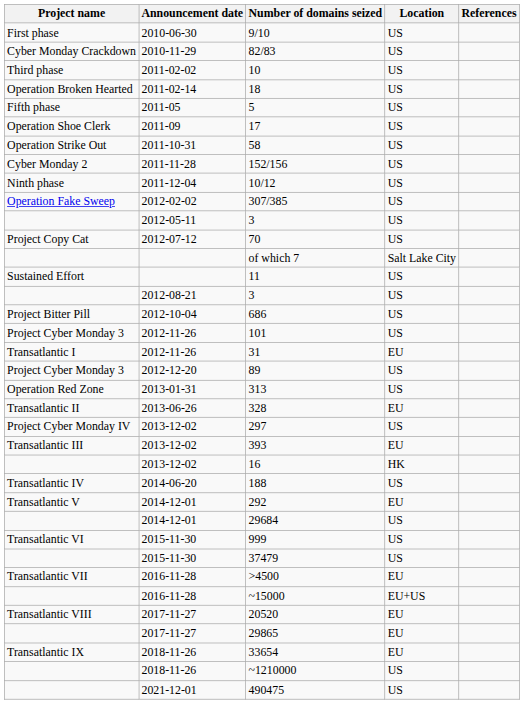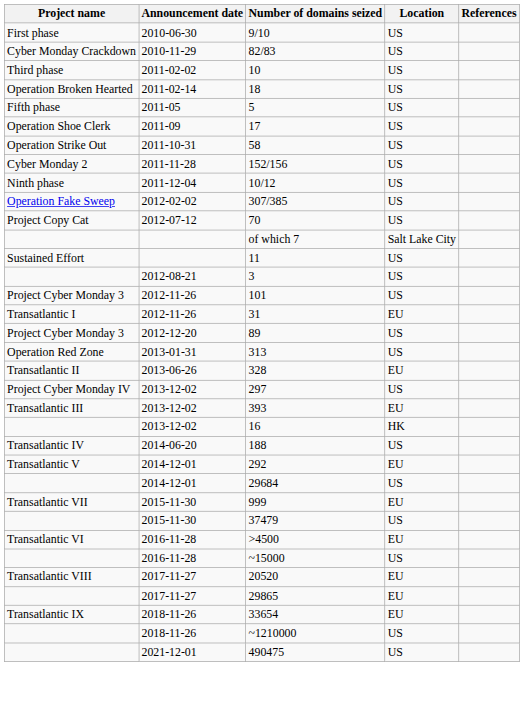- row: (169, 220)
- row: (169, 314)
(45, 539) Transatlantic VI -> (47, 502) Transatlantic VII
(395, 539) US -> (396, 502) EU
(47, 577) Transatlantic VII -> (45, 539) Transatlantic VI
(406, 595) EU+US -> (395, 558) US
